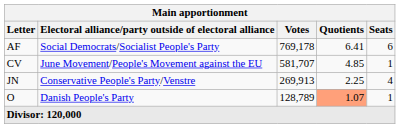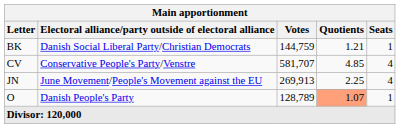- row: (14, 47)
+ row: (14, 47)
(151, 64) June Movement/People's Movement against the EU -> (118, 64) Conservative People's Party/Venstre
(390, 64) 1 -> (390, 64) 4
(118, 81) Conservative People's Party/Venstre -> (151, 81) June Movement/People's Movement against the EU
